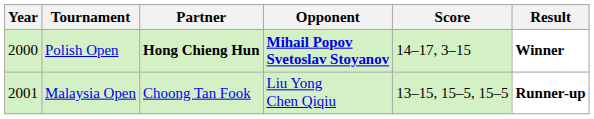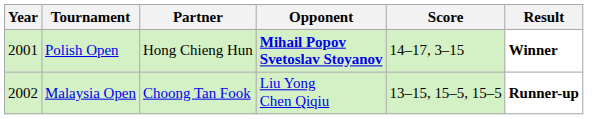(23, 50) 2000 -> (23, 50) 2001
(201, 50) bold -> (198, 50) normal
(23, 93) 2001 -> (23, 93) 2002
